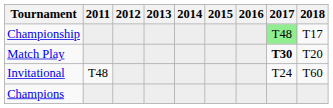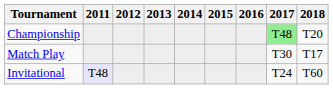(313, 34) T17 -> (313, 34) T20
(282, 53) bold -> (282, 53) normal
(313, 53) T20 -> (313, 53) T17
(98, 73) no background -> (98, 73) lavender background
- row: (36, 93)
